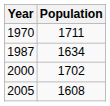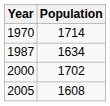(71, 33) 1711 -> (71, 33) 1714
